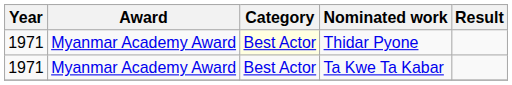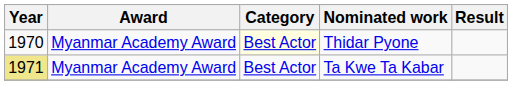(26, 43) 1971 -> (26, 43) 1970
(26, 68) no background -> (26, 68) khaki background
